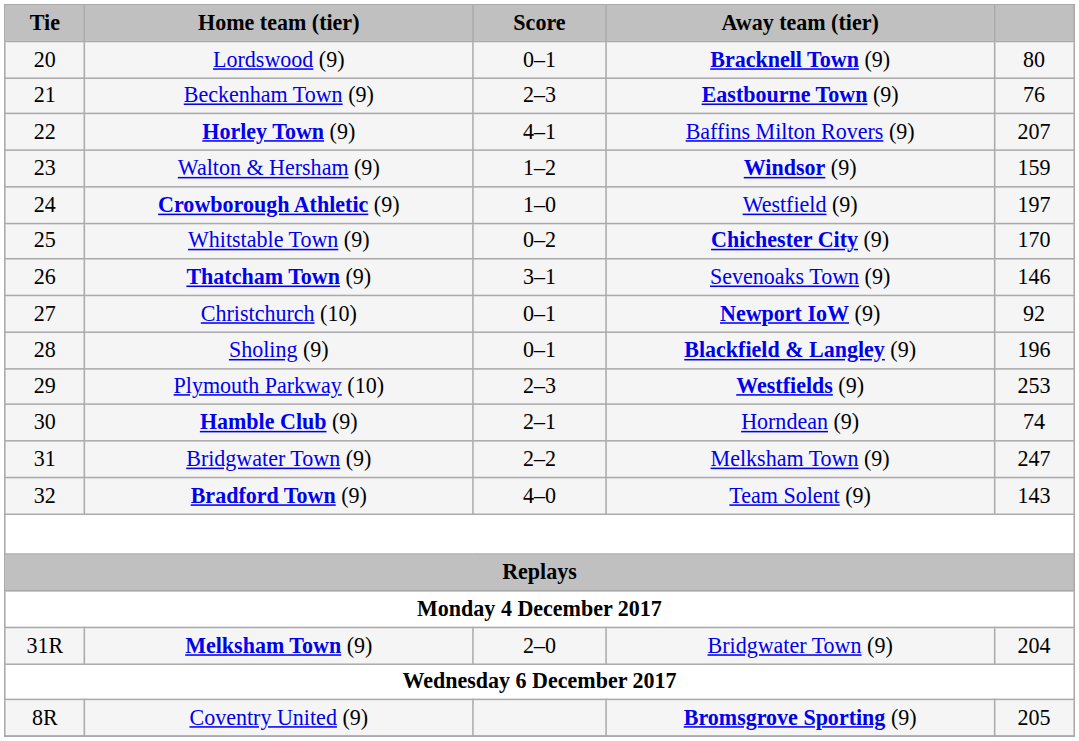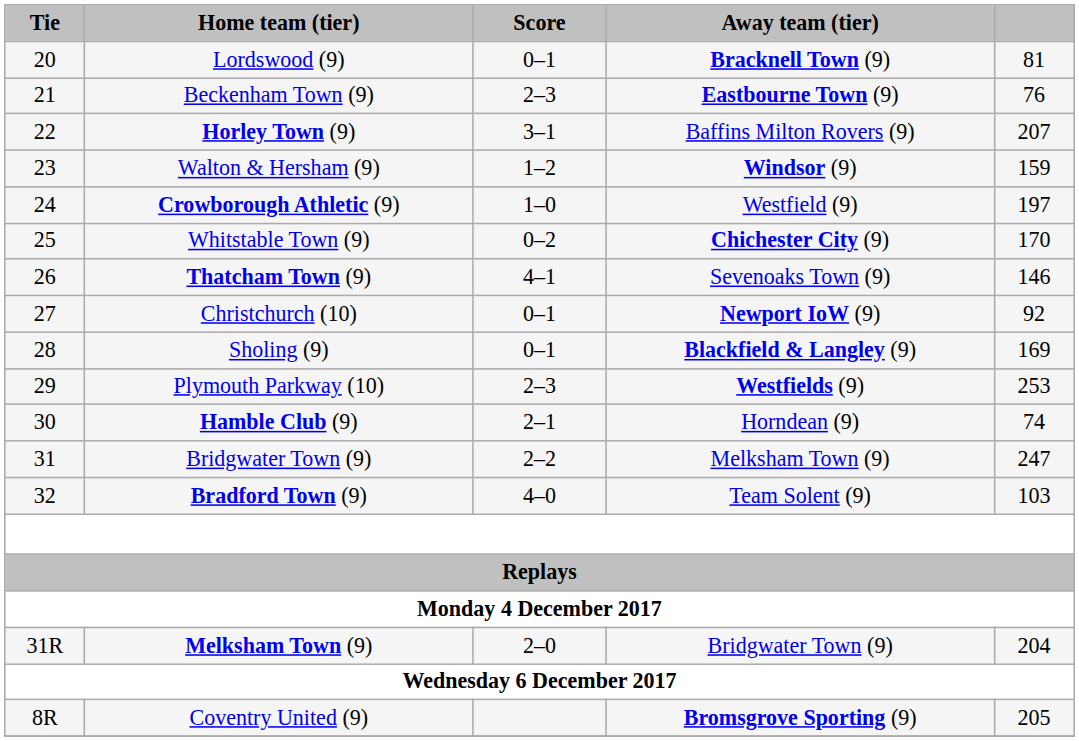(1034, 59) 80 -> (1034, 59) 81
(539, 132) 4–1 -> (539, 132) 3–1
(539, 277) 3–1 -> (539, 277) 4–1
(1034, 350) 196 -> (1034, 350) 169
(1034, 495) 143 -> (1034, 495) 103
